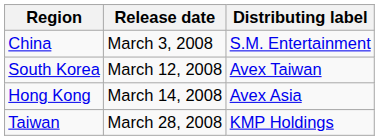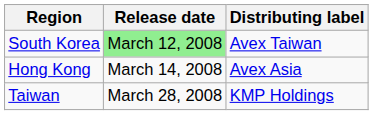- row: (30, 43)
(165, 69) no background -> (165, 43) lightgreen background
